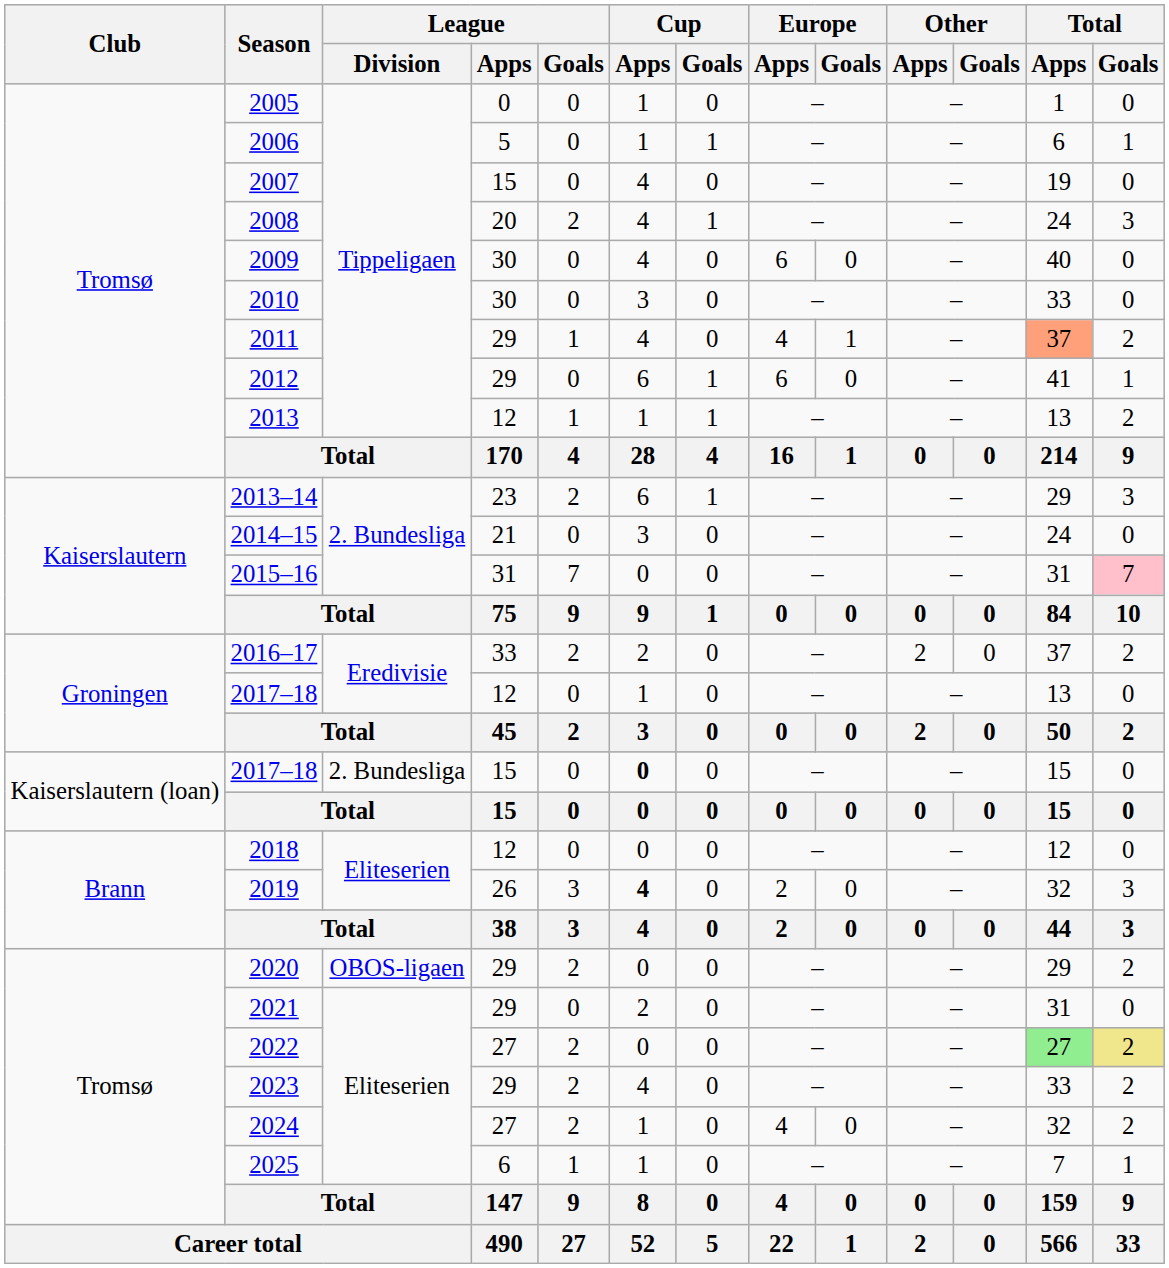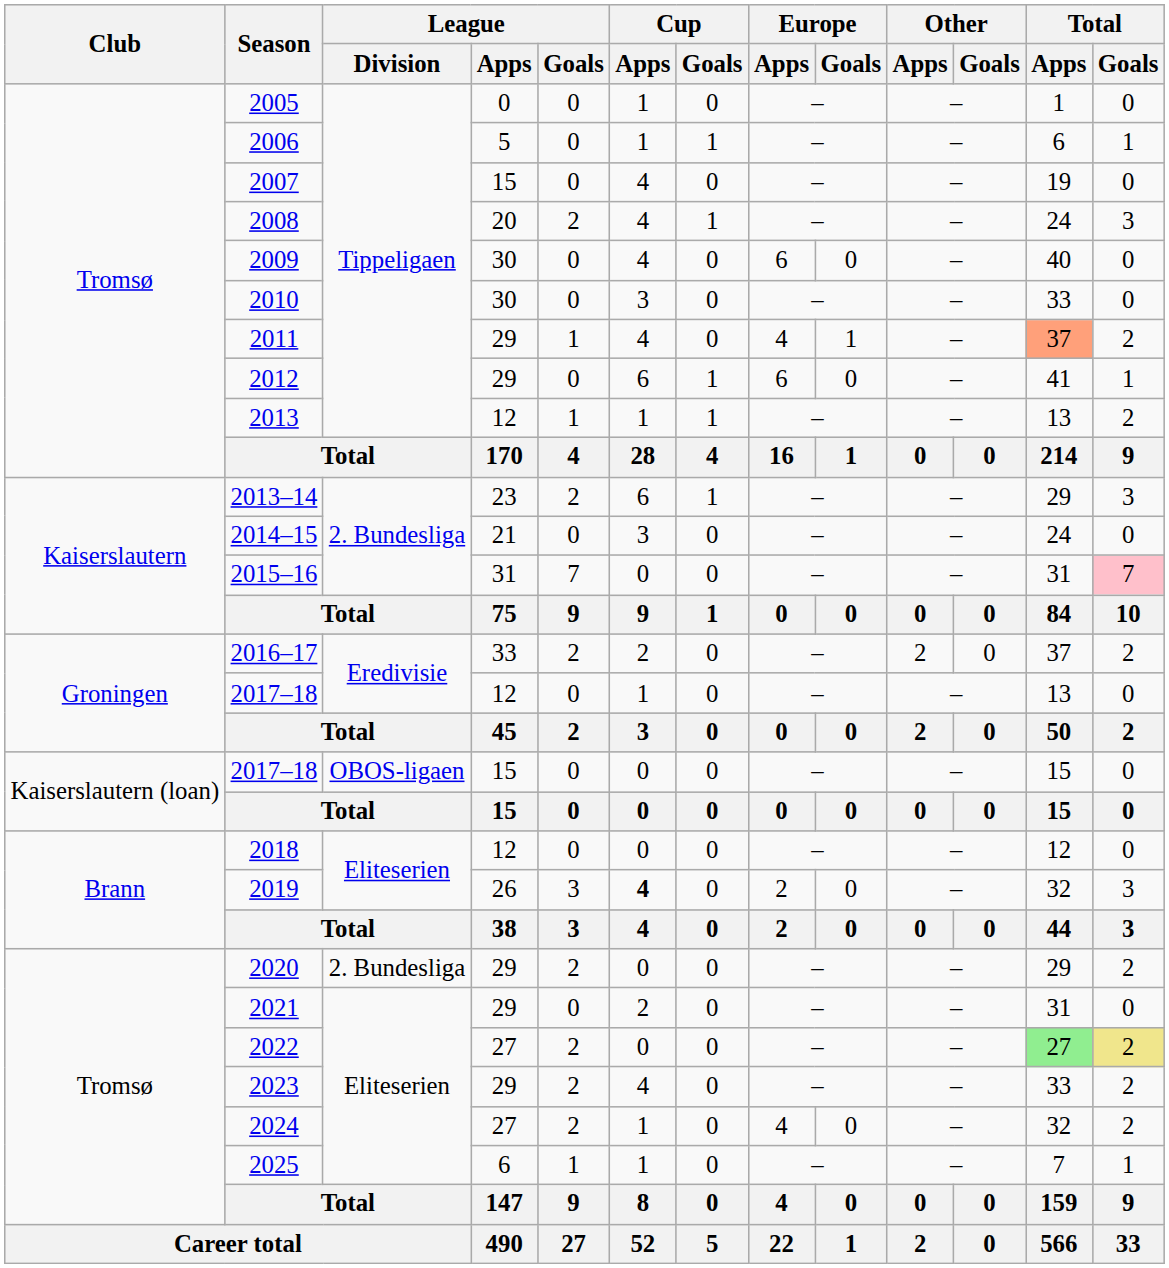(397, 771) 2. Bundesliga -> (397, 771) OBOS-ligaen
(643, 771) bold -> (643, 771) normal
(397, 968) OBOS-ligaen -> (397, 968) 2. Bundesliga
